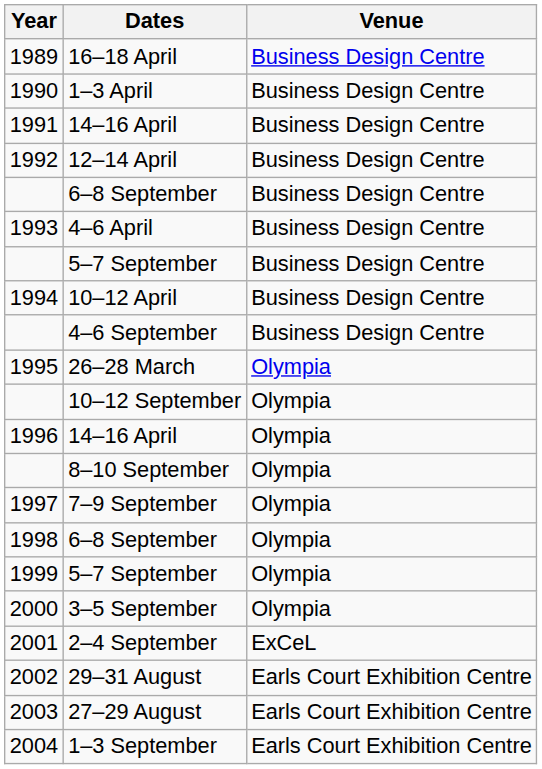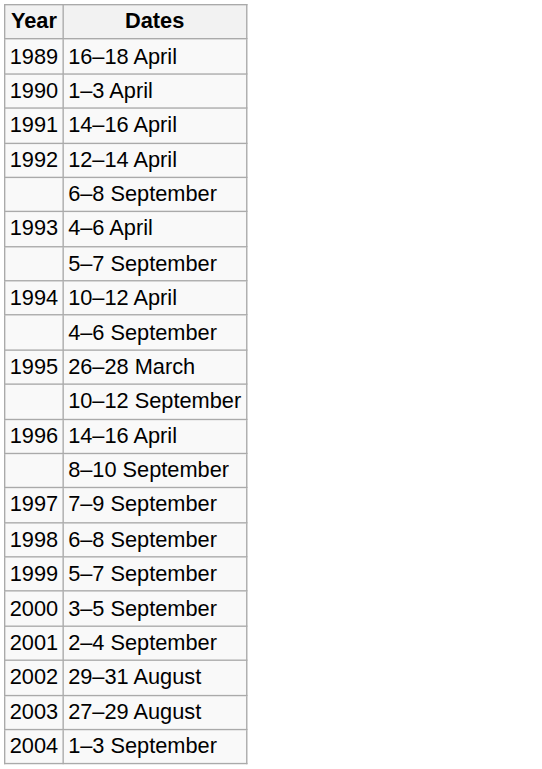- column: (391, 21)
